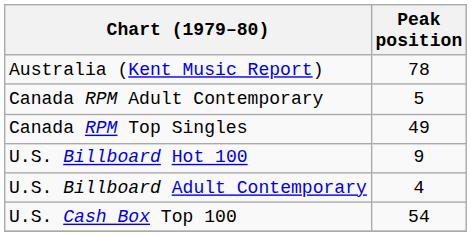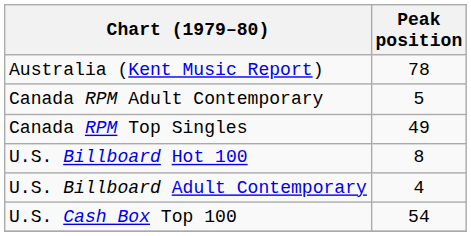(419, 158) 9 -> (419, 158) 8
